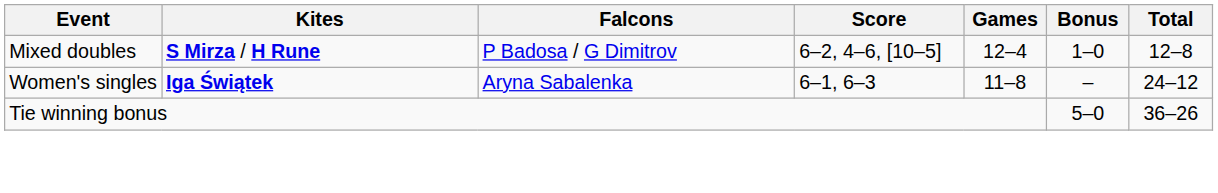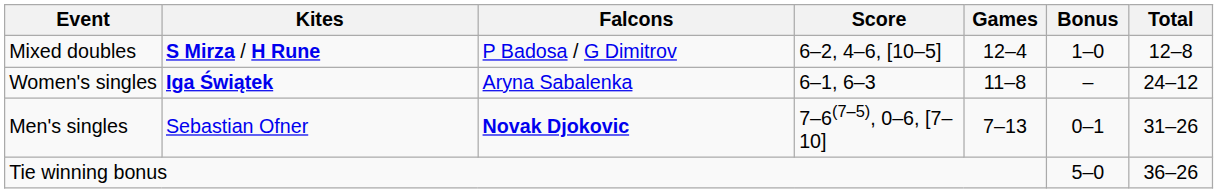+ row: (68, 127)
